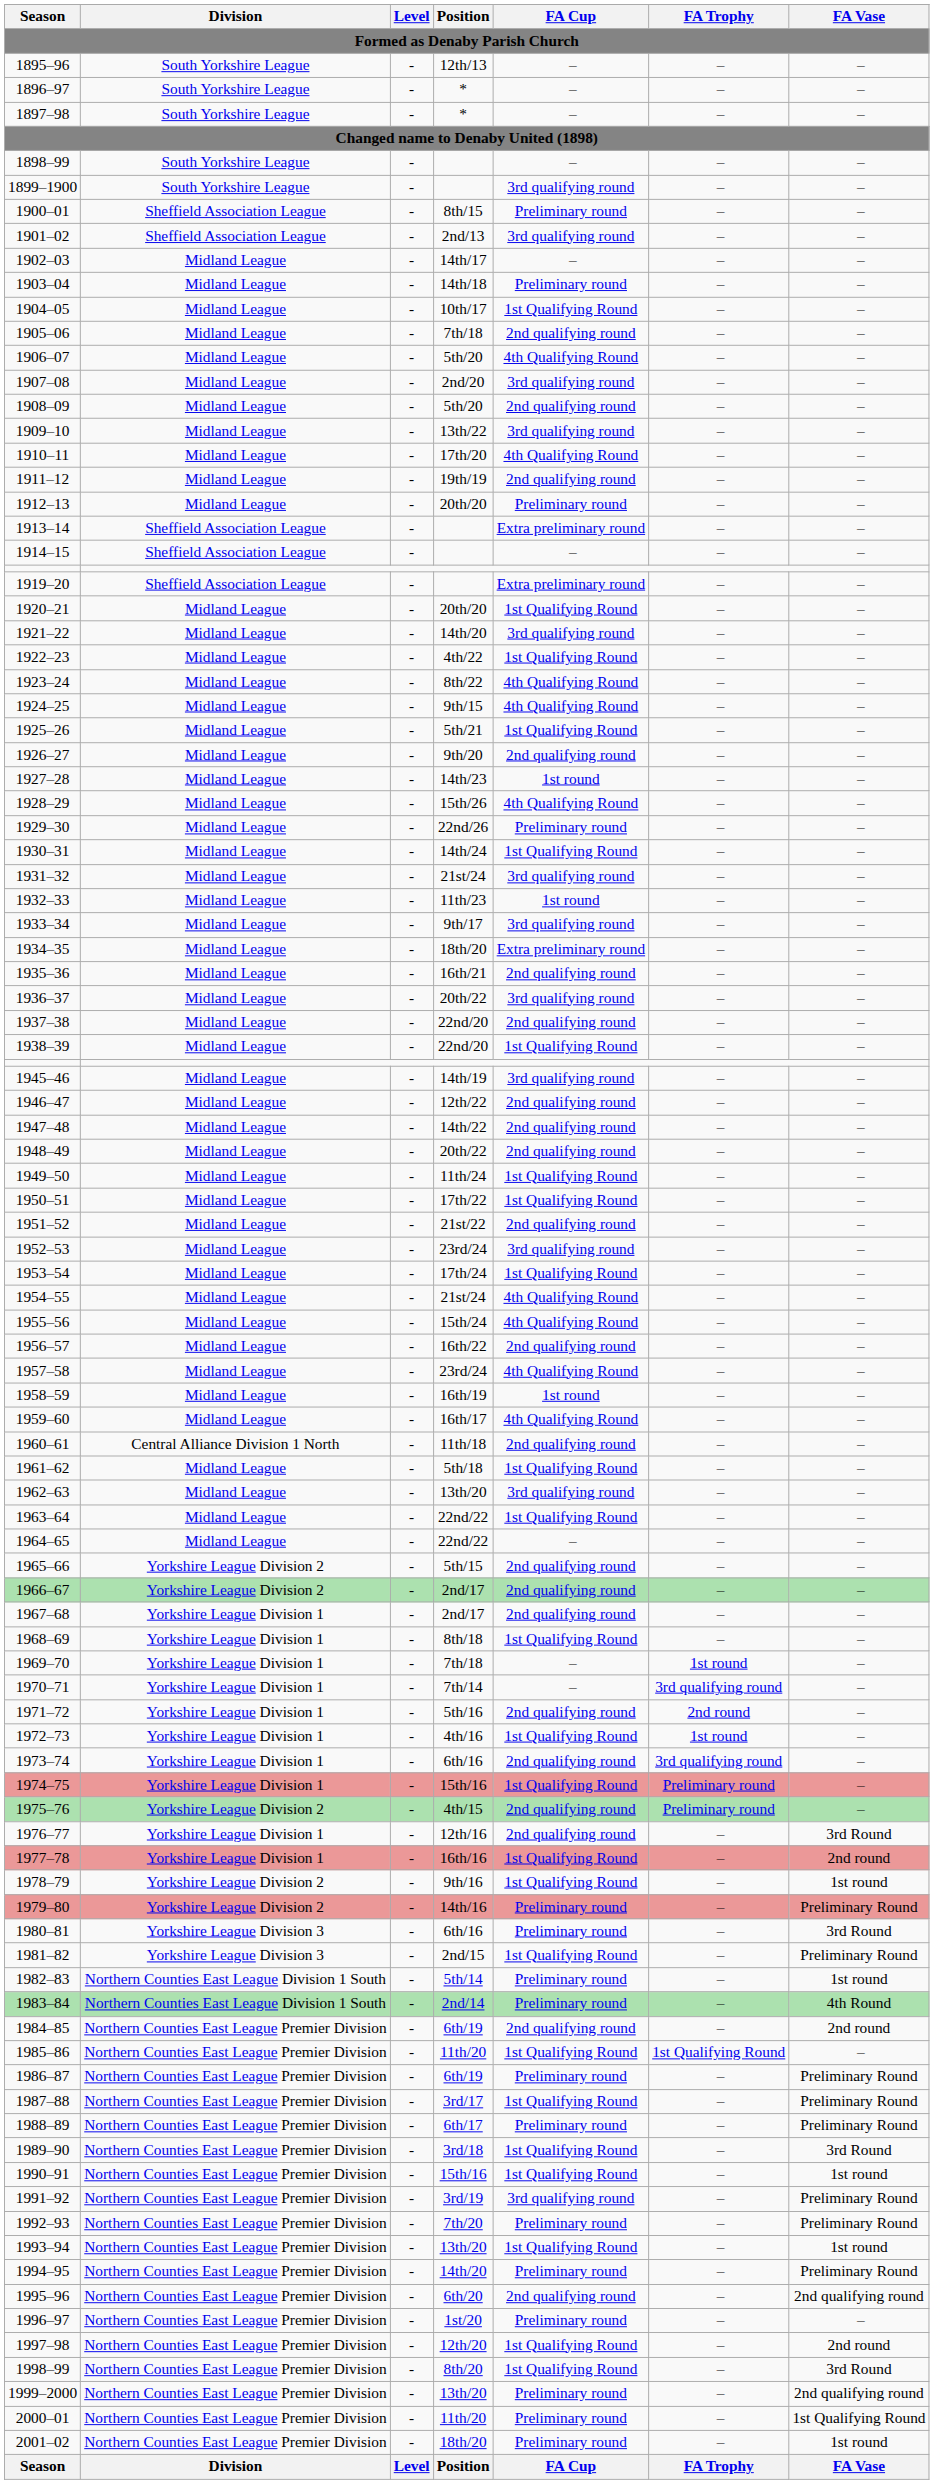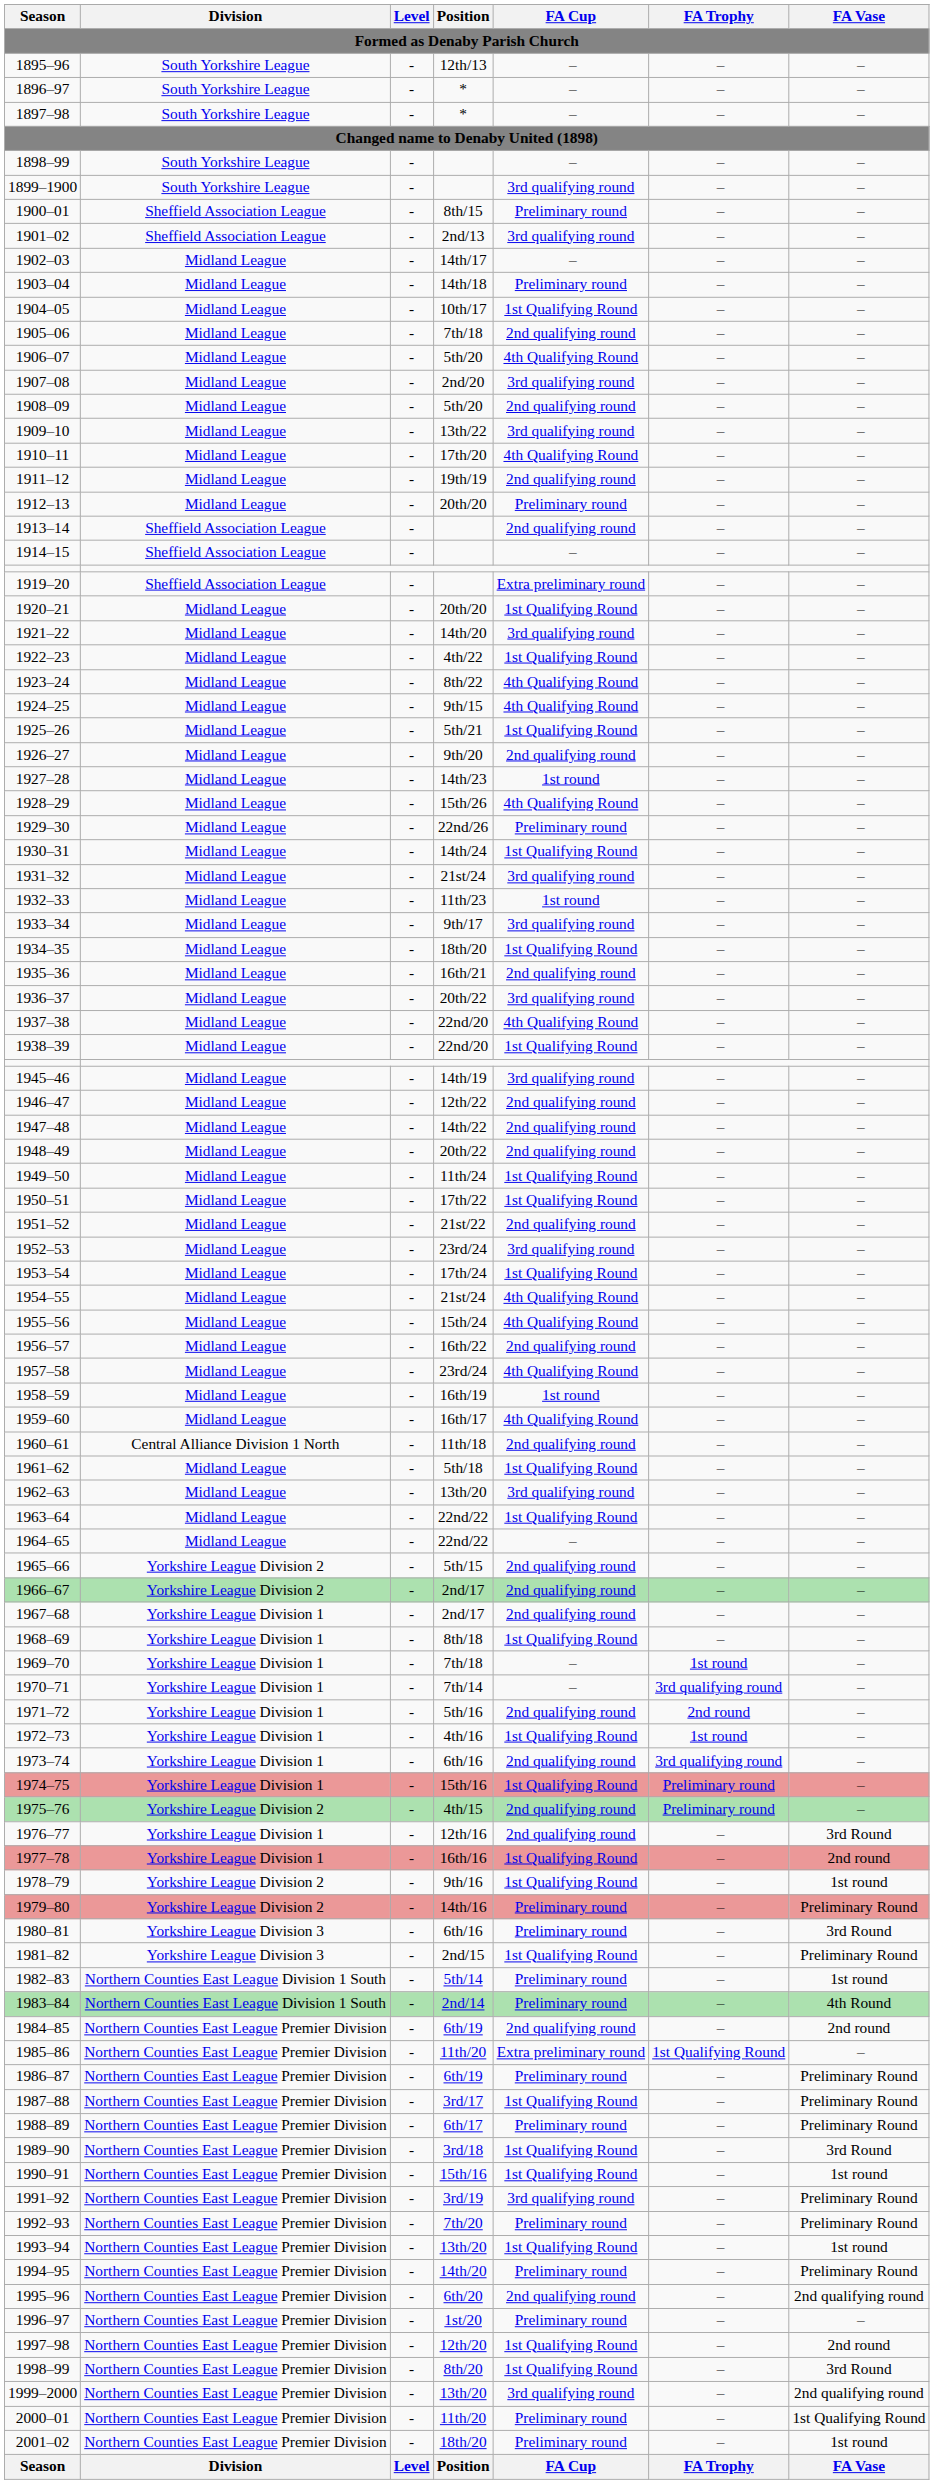(571, 528) Extra preliminary round -> (571, 528) 2nd qualifying round
(571, 949) Extra preliminary round -> (571, 949) 1st Qualifying Round
(571, 1022) 2nd qualifying round -> (571, 1022) 4th Qualifying Round
(571, 2052) 1st Qualifying Round -> (571, 2052) Extra preliminary round
(571, 2393) Preliminary round -> (571, 2393) 3rd qualifying round
